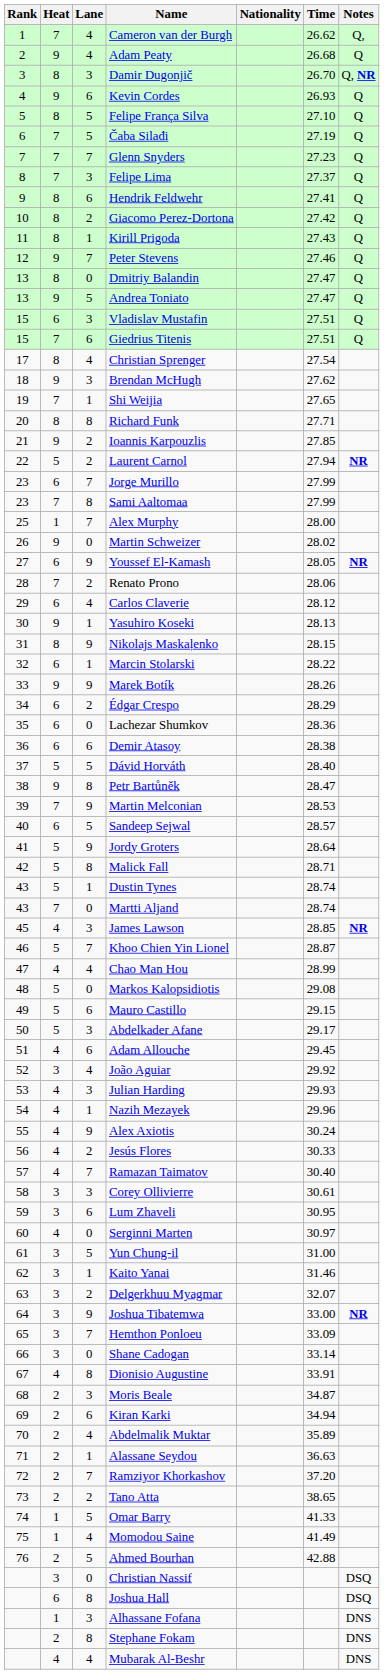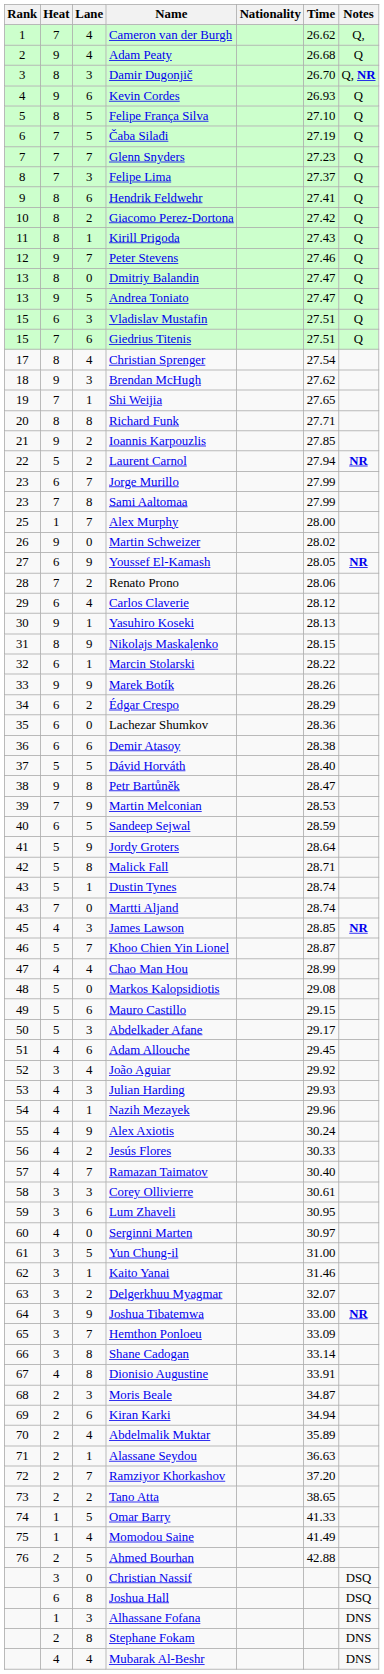(321, 826) 28.57 -> (321, 826) 28.59
(89, 1354) 0 -> (89, 1354) 8
